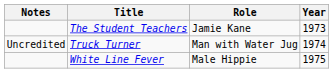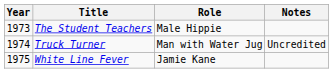columns swapped: (314, 12) <-> (36, 12)
(221, 28) Jamie Kane -> (189, 28) Male Hippie
(224, 60) Male Hippie -> (186, 60) Jamie Kane
